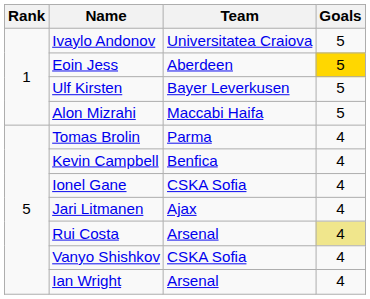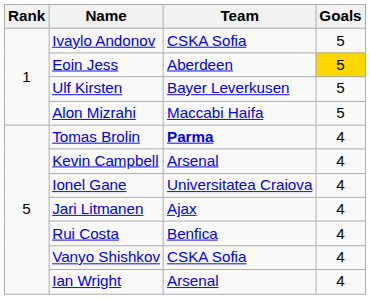(240, 40) Universitatea Craiova -> (207, 40) CSKA Sofia
(189, 137) normal -> (190, 137) bold
(192, 161) Benfica -> (193, 161) Arsenal
(207, 185) CSKA Sofia -> (240, 185) Universitatea Craiova
(193, 233) Arsenal -> (192, 233) Benfica
(340, 233) khaki background -> (340, 233) no background
